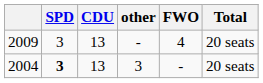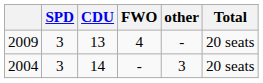columns swapped: (181, 17) <-> (138, 17)
(60, 65) bold -> (60, 65) normal
(98, 65) 13 -> (98, 65) 14
